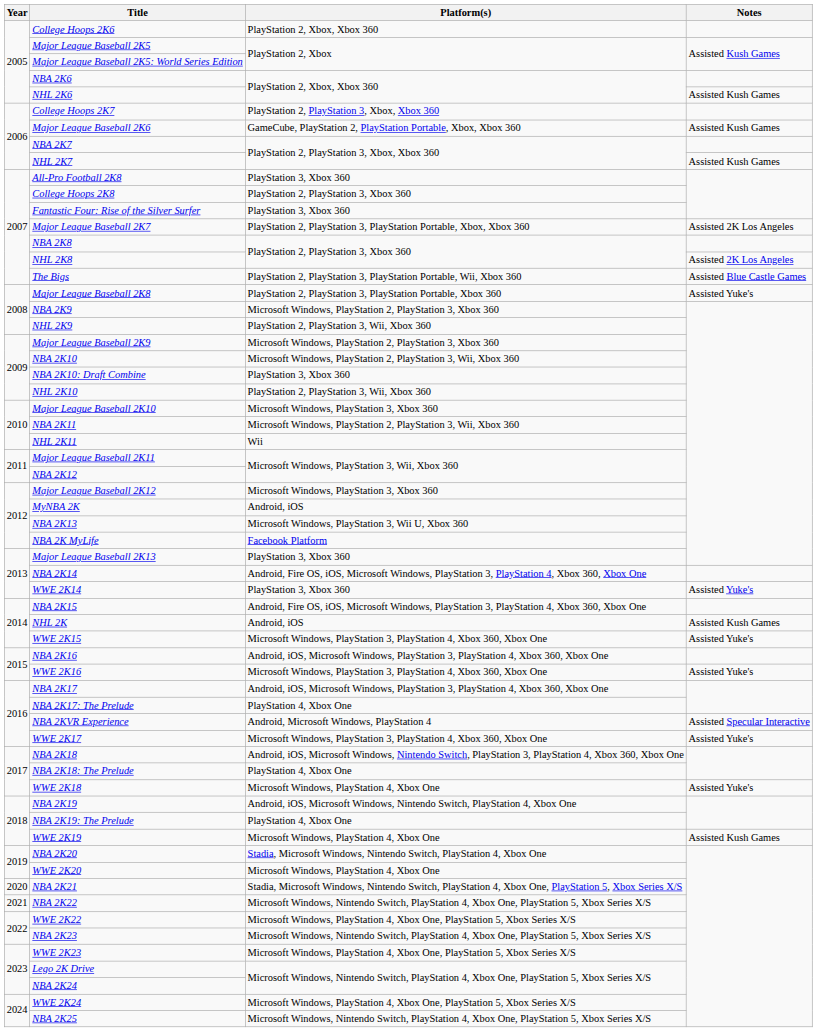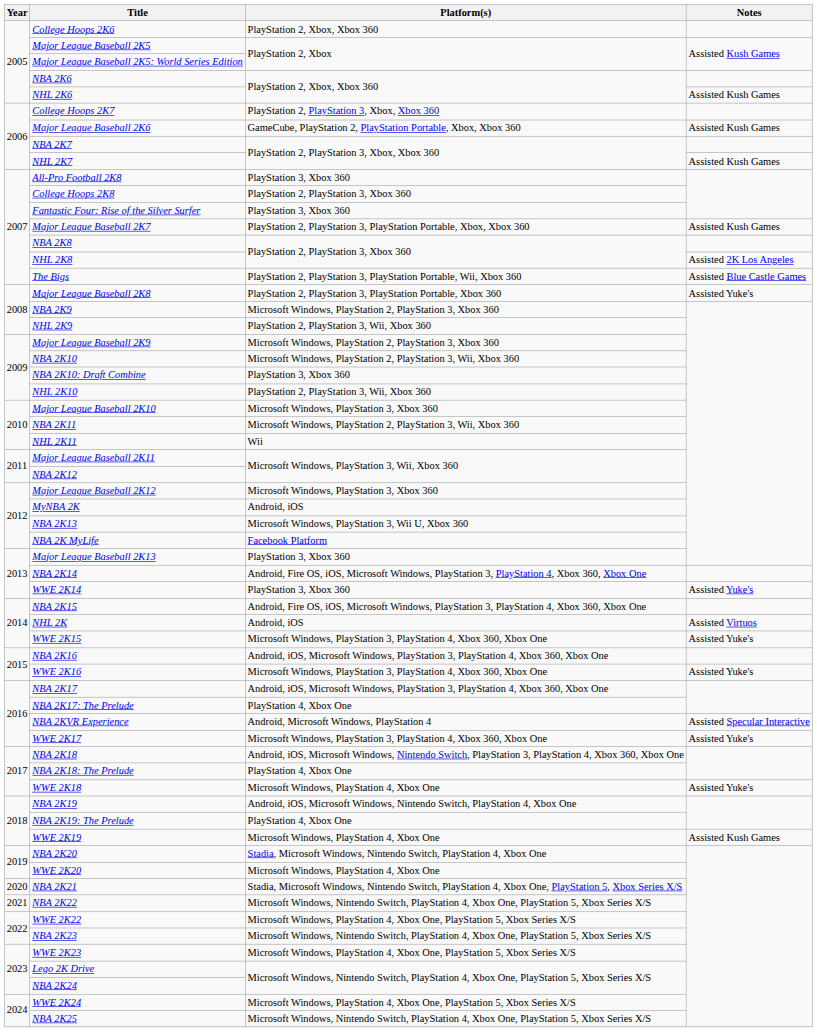(741, 227) Assisted 2K Los Angeles -> (734, 227) Assisted Kush Games
(734, 623) Assisted Kush Games -> (723, 623) Assisted Virtuos
